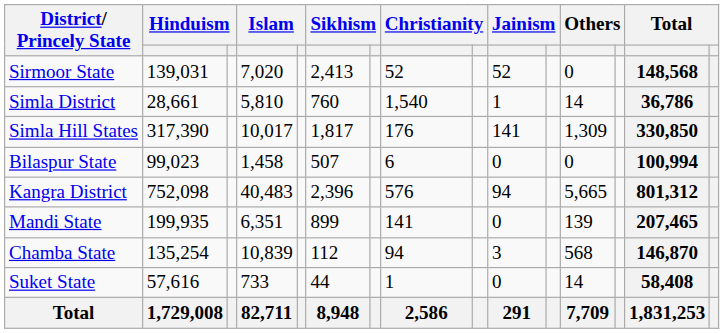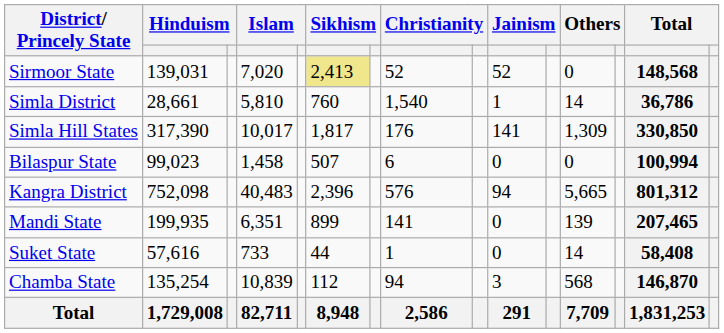(332, 71) no background -> (332, 71) khaki background
rows swapped: (52, 282) <-> (62, 252)
